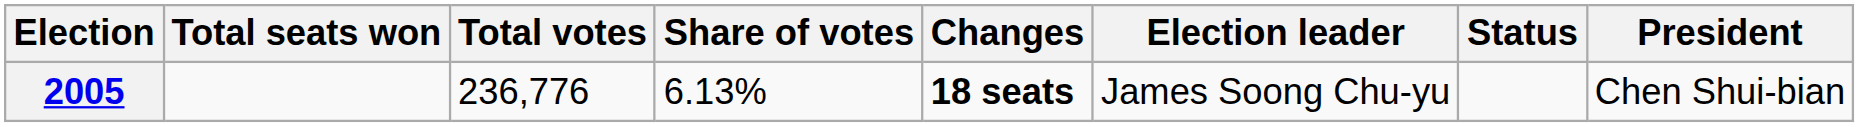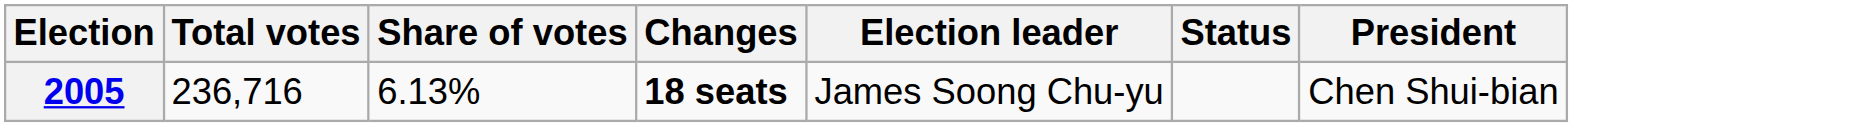- column: (306, 33)
(524, 90) 236,776 -> (237, 90) 236,716
